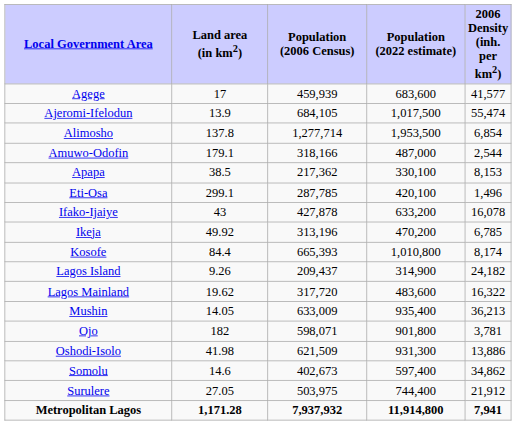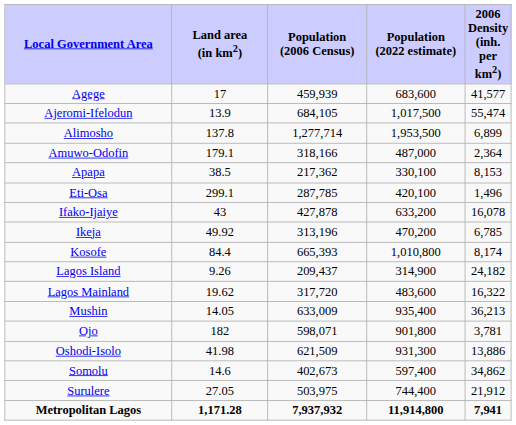(488, 133) 6,854 -> (488, 133) 6,899
(488, 153) 2,544 -> (488, 153) 2,364
